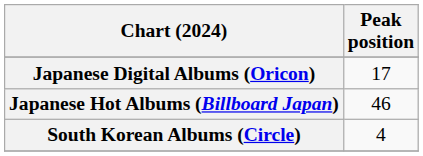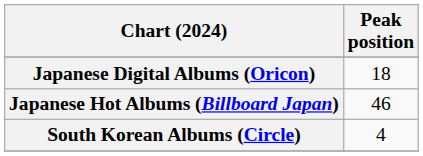(381, 72) 17 -> (381, 72) 18
